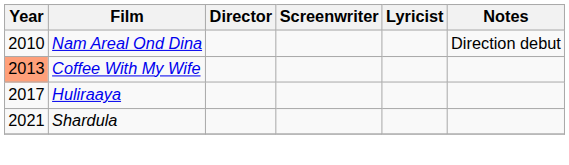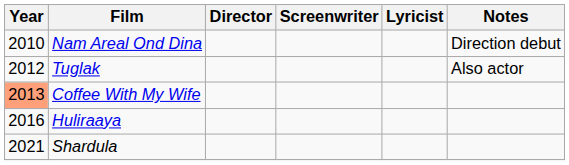+ row: (76, 69)
(26, 95) 2017 -> (26, 120) 2016
